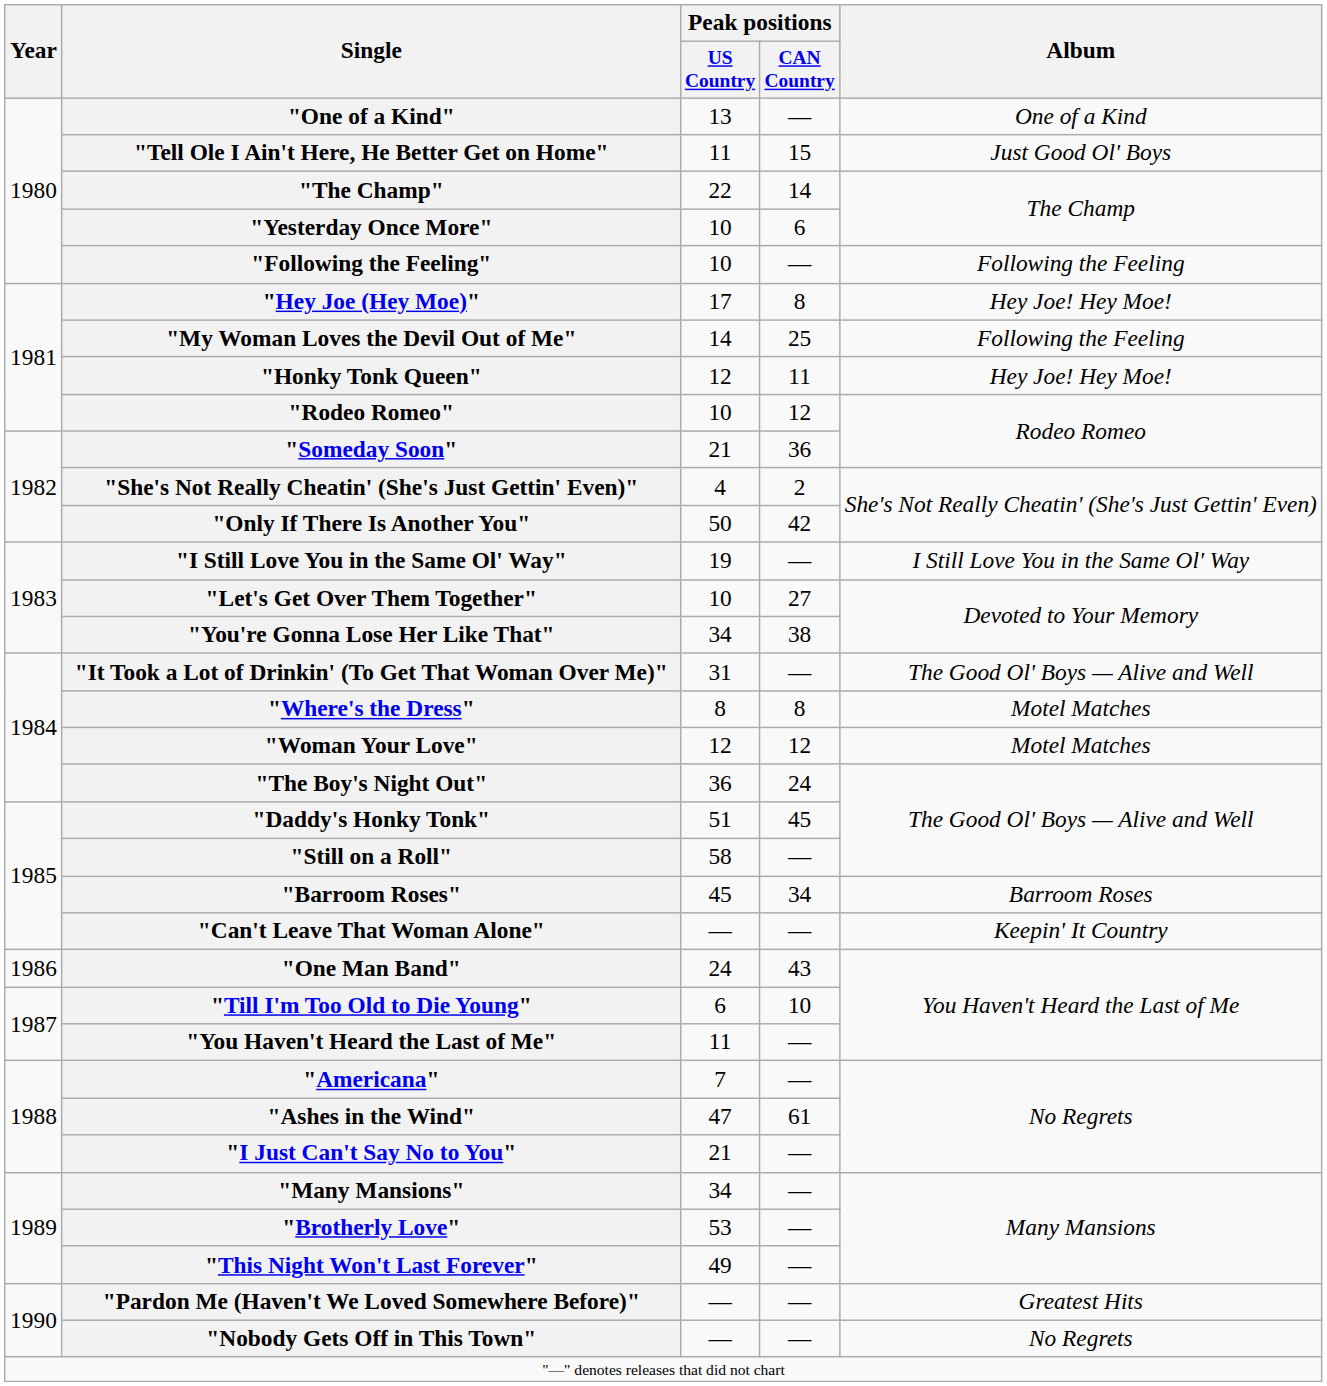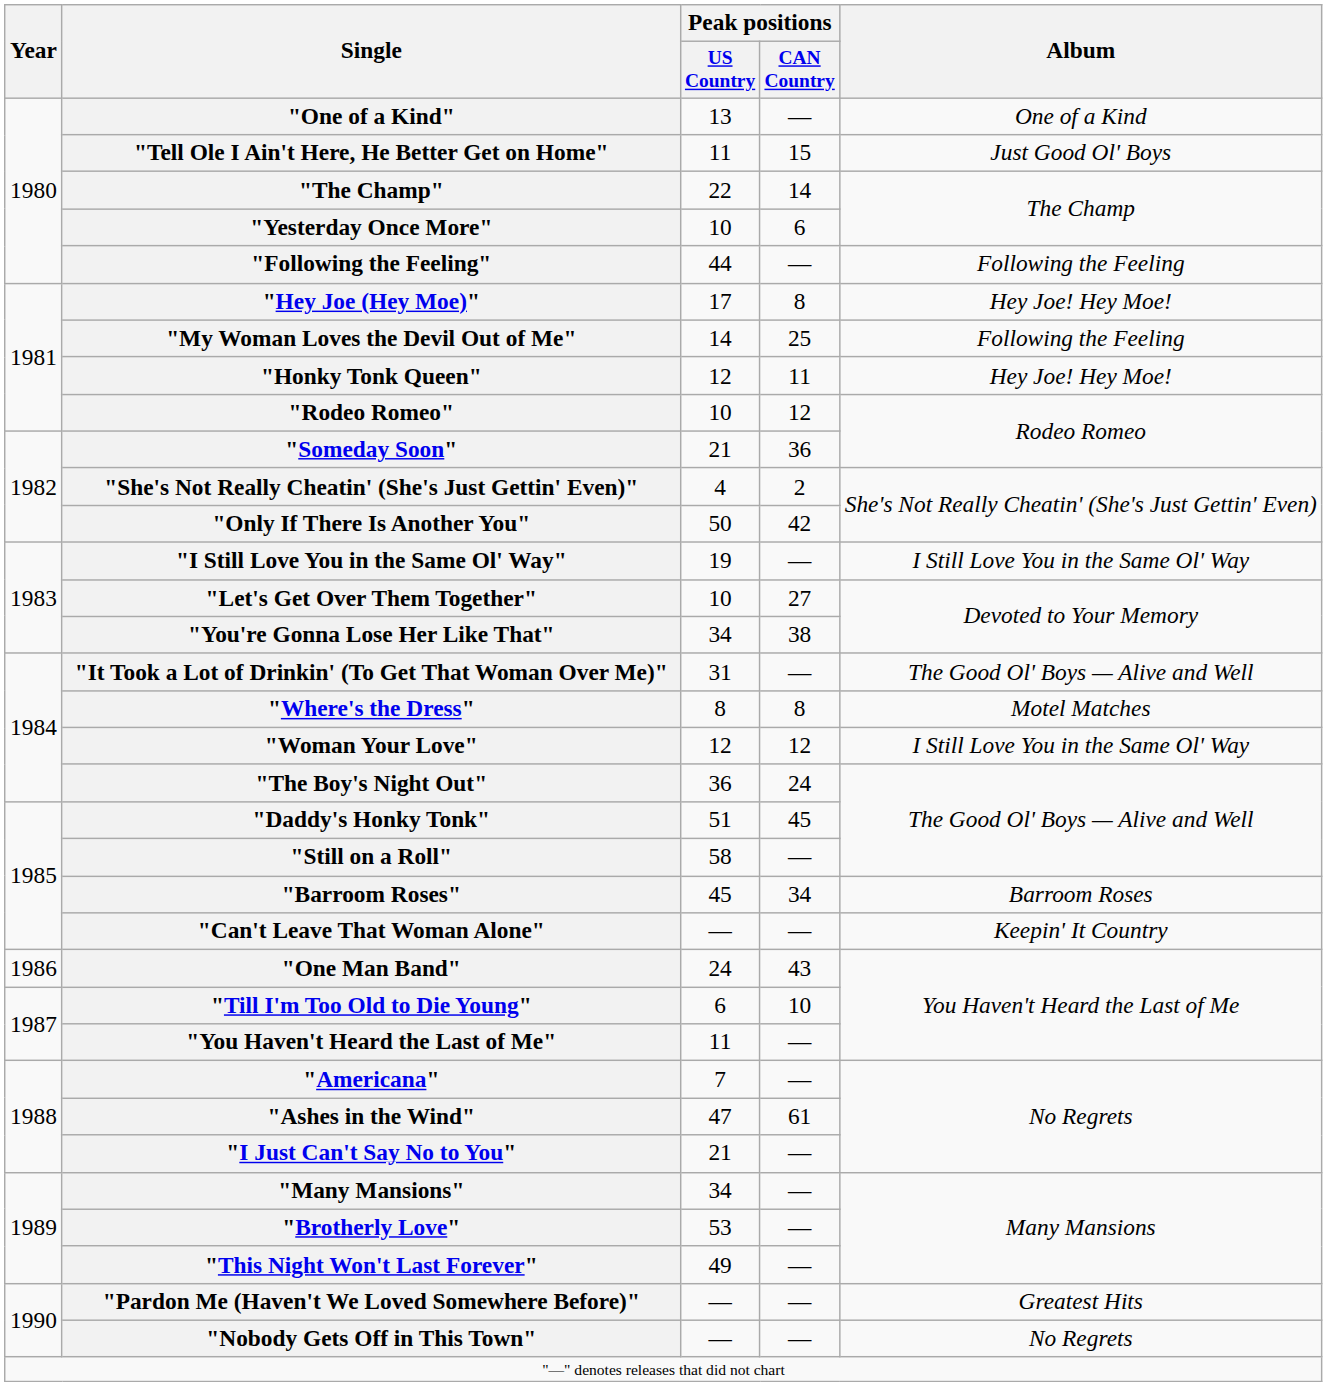(720, 264) 10 -> (720, 264) 44
(1081, 745) Motel Matches -> (1081, 745) I Still Love You in the Same Ol' Way
